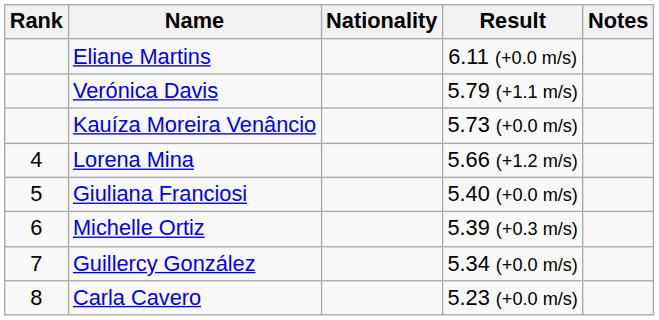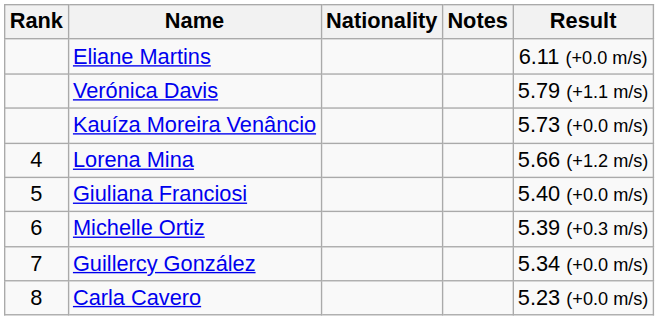columns swapped: (513, 21) <-> (618, 21)
